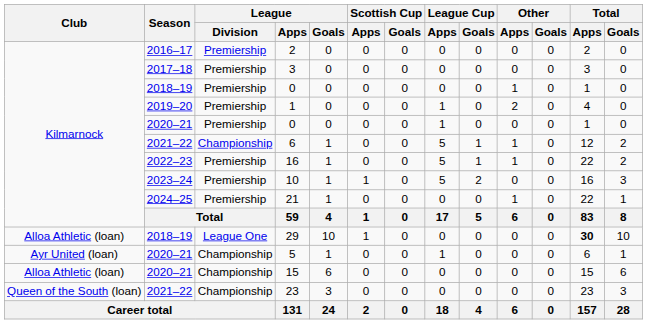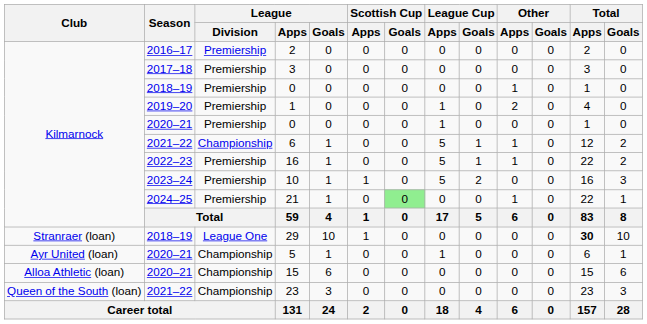(405, 198) no background -> (405, 198) lightgreen background
(74, 236) Alloa Athletic (loan) -> (74, 236) Stranraer (loan)
